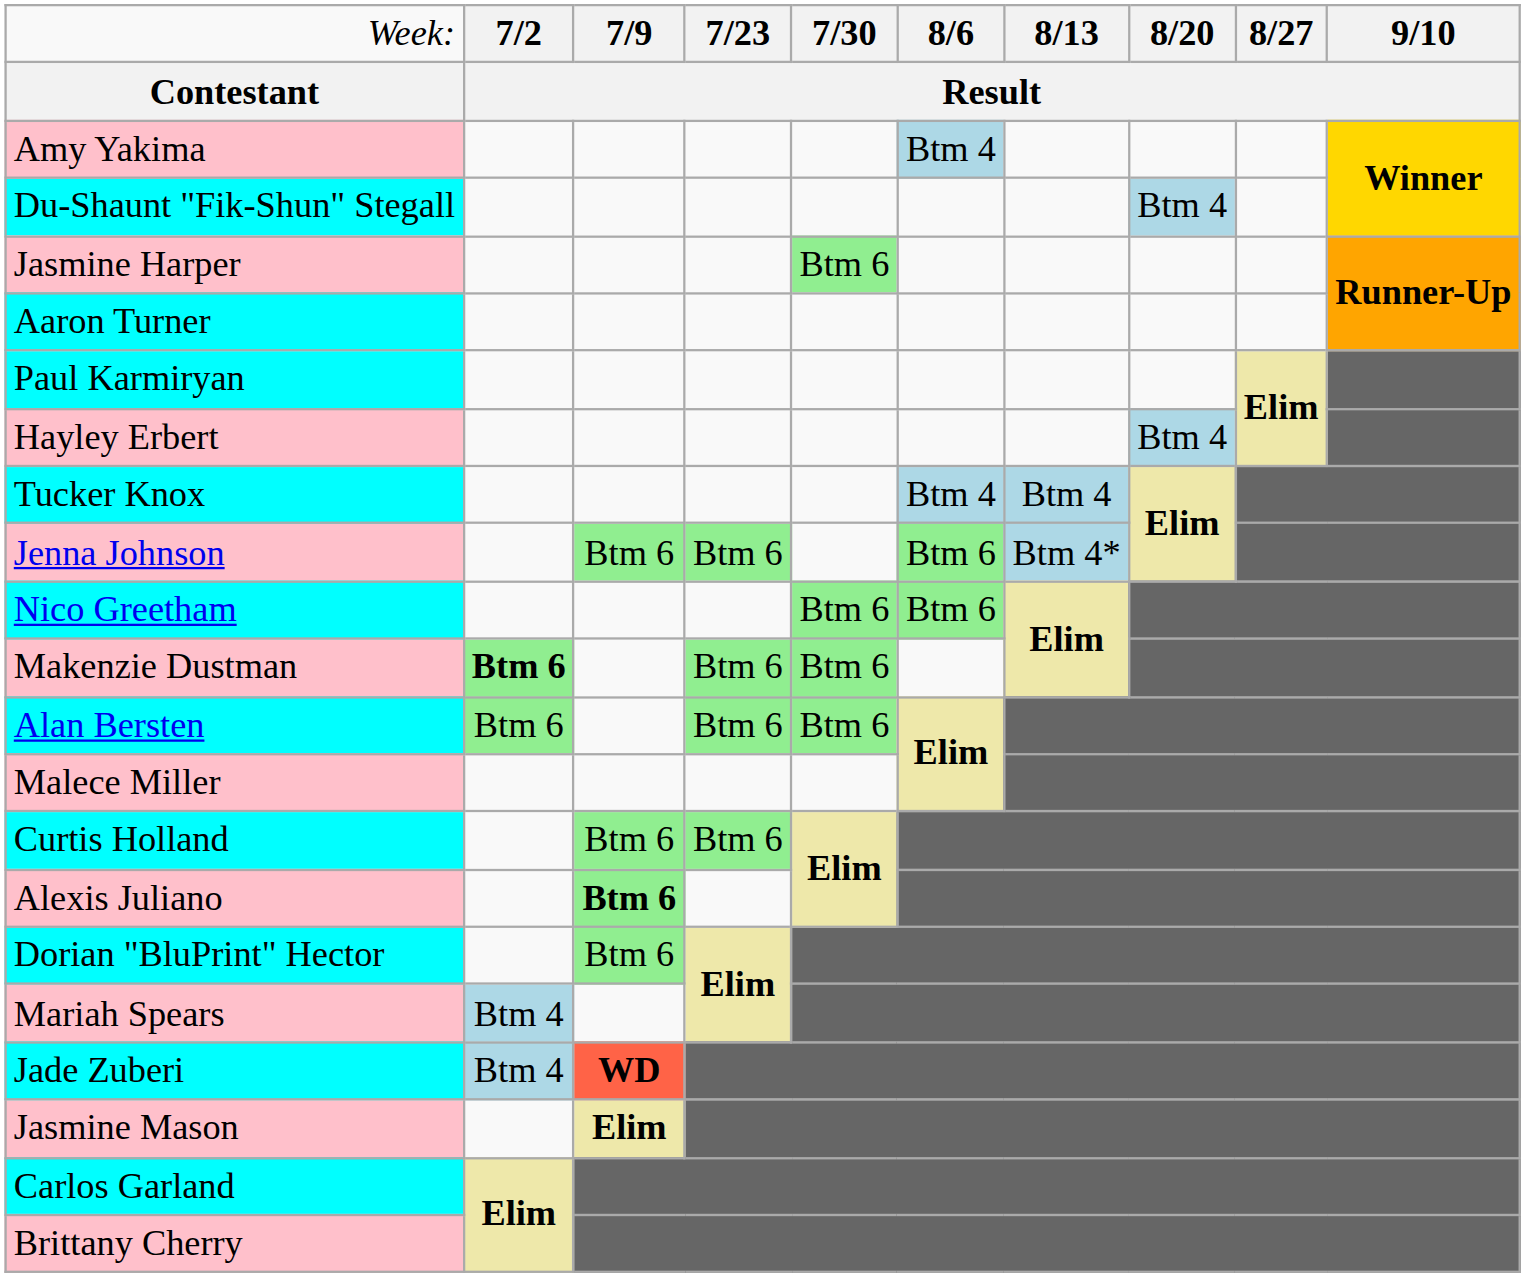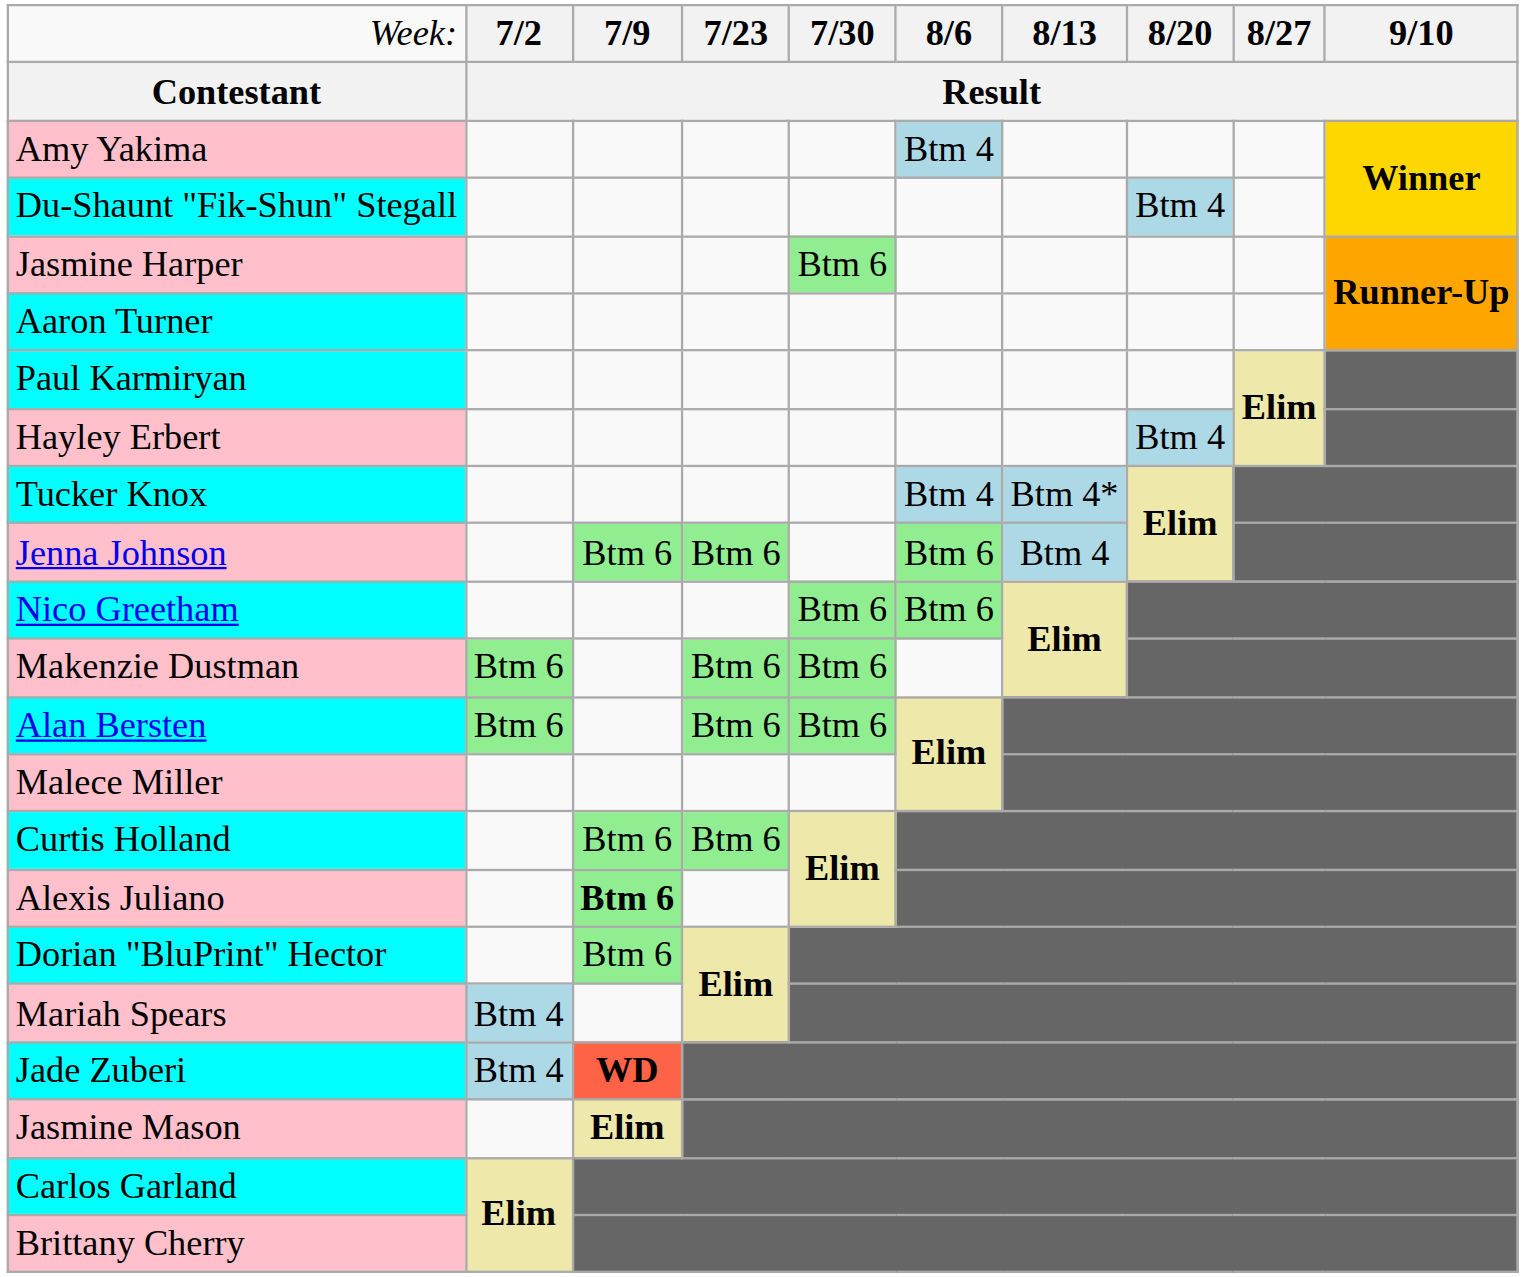(1067, 494) Btm 4 -> (1065, 494) Btm 4*
(1067, 551) Btm 4* -> (1065, 551) Btm 4
(519, 666) bold -> (519, 666) normal
